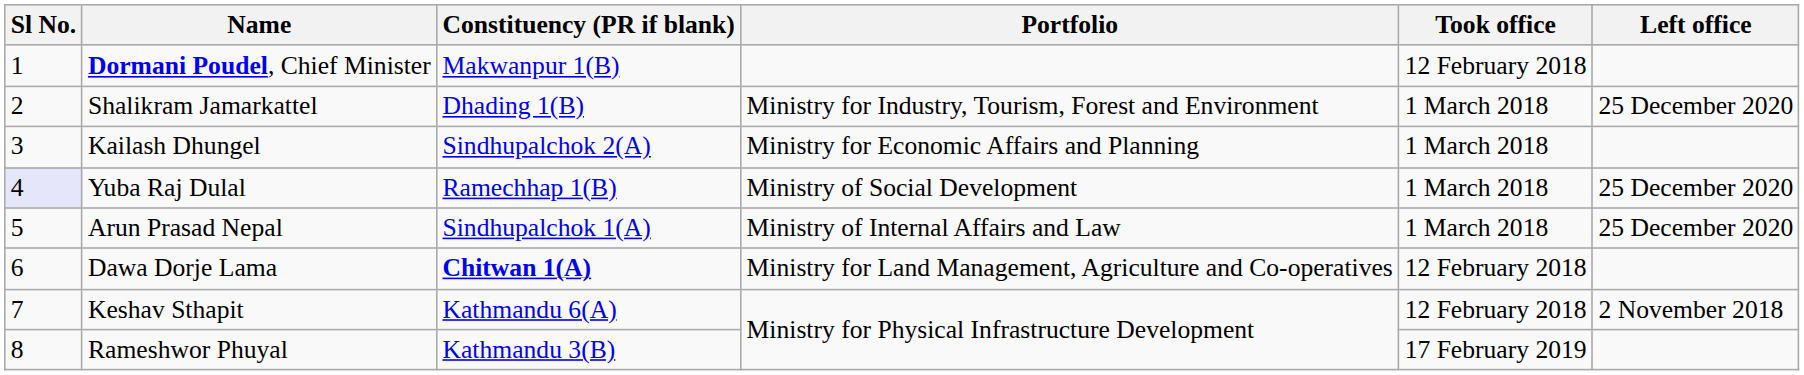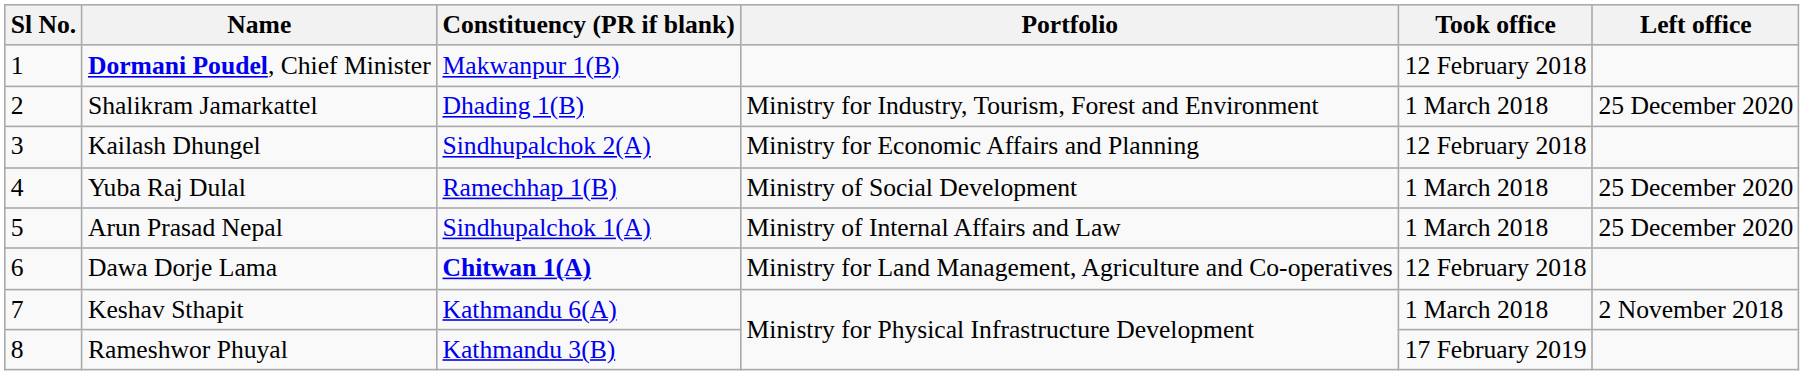(1476, 146) 1 March 2018 -> (1496, 146) 12 February 2018
(17, 187) lavender background -> (17, 187) no background
(1496, 308) 12 February 2018 -> (1476, 308) 1 March 2018
